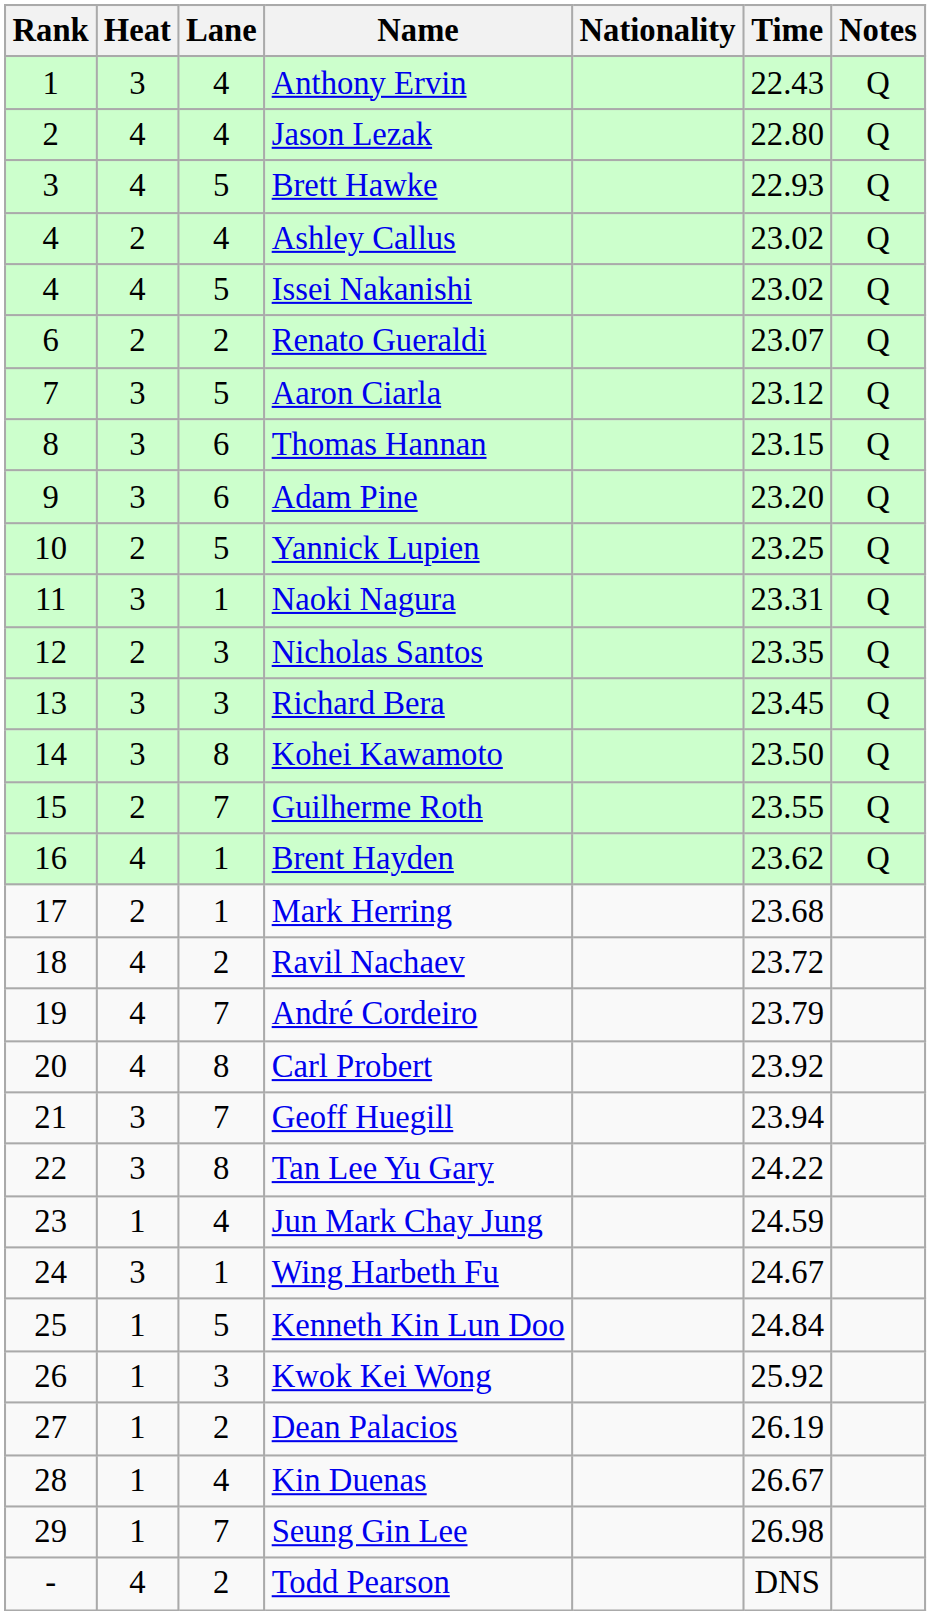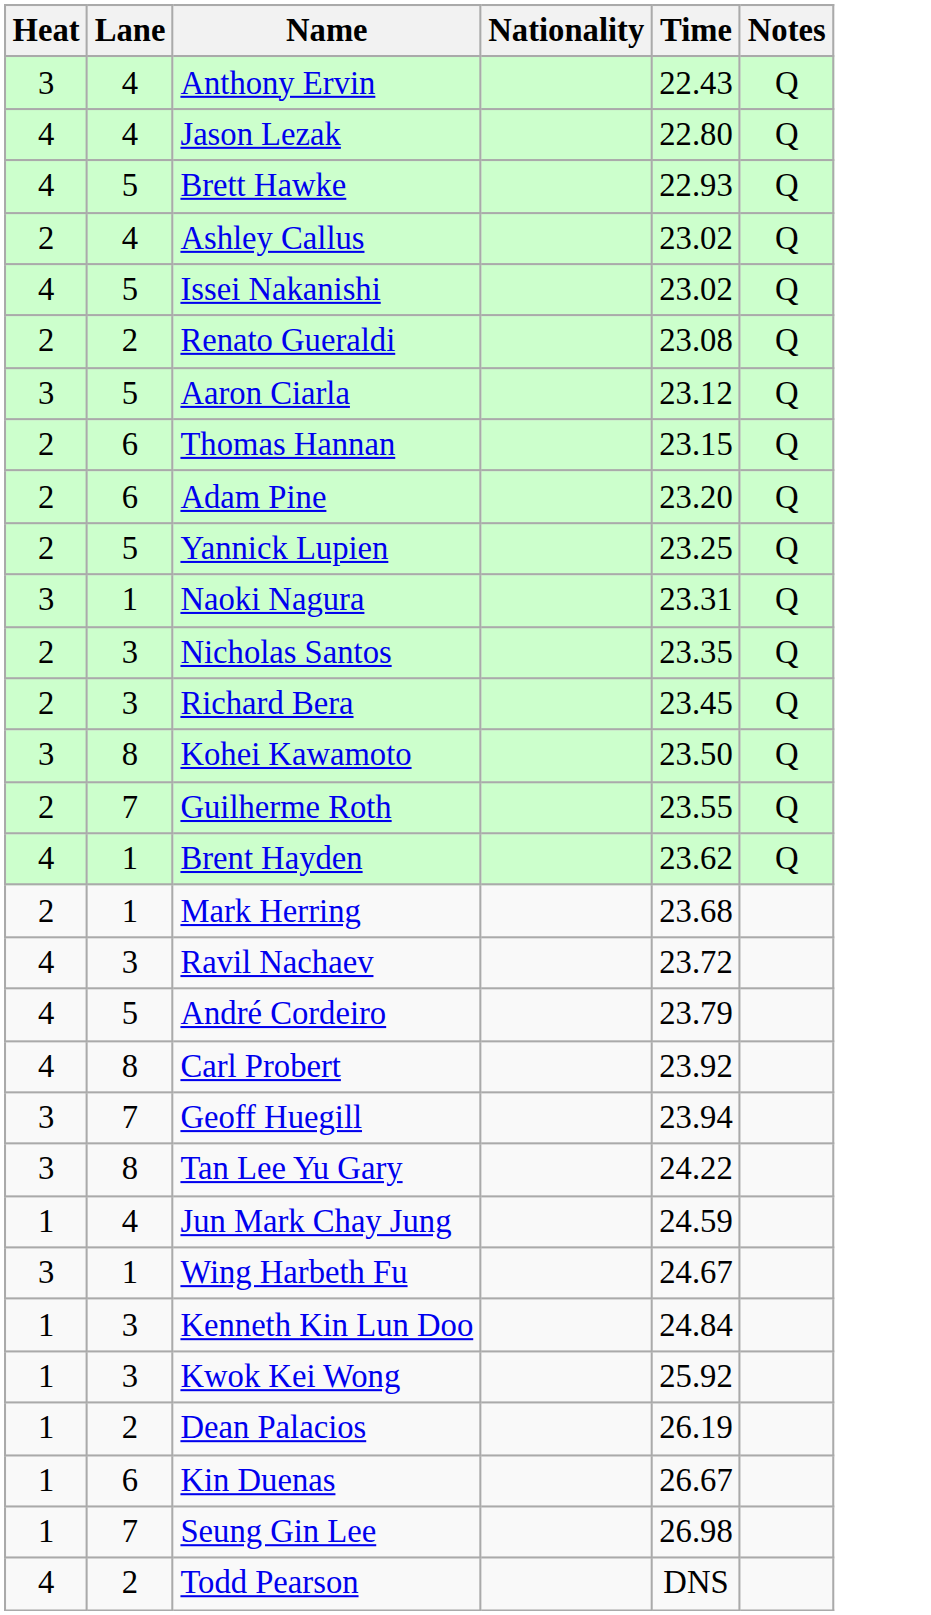- column: (51, 30)
(787, 340) 23.07 -> (696, 340) 23.08
(137, 444) 3 -> (46, 444) 2
(137, 496) 3 -> (46, 496) 2
(137, 703) 3 -> (46, 703) 2
(221, 962) 2 -> (130, 962) 3
(221, 1013) 7 -> (130, 1013) 5
(221, 1324) 5 -> (130, 1324) 3
(221, 1479) 4 -> (130, 1479) 6
